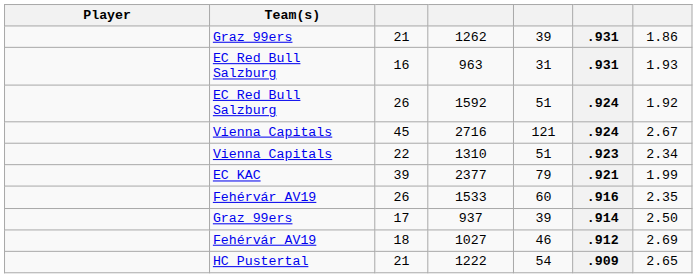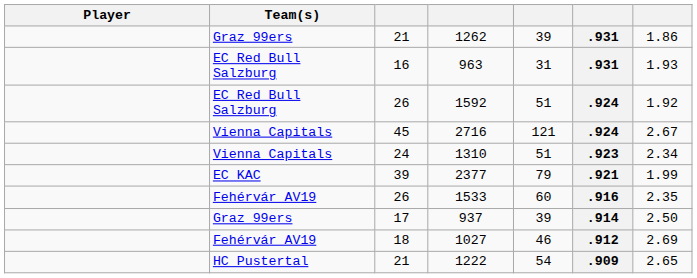(402, 154) 22 -> (402, 154) 24
